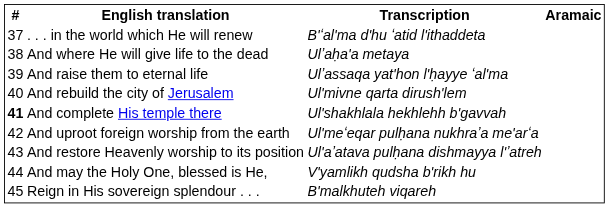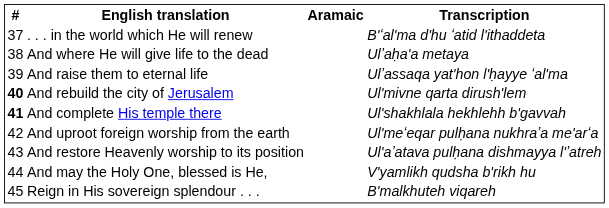columns swapped: (425, 15) <-> (573, 15)
(15, 93) normal -> (15, 93) bold
